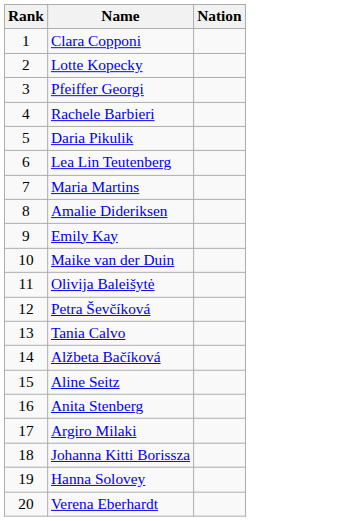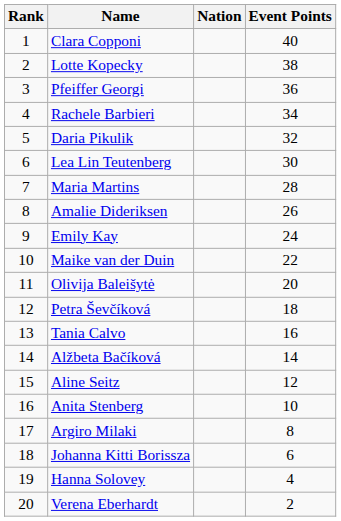+ column: (290, 16)
